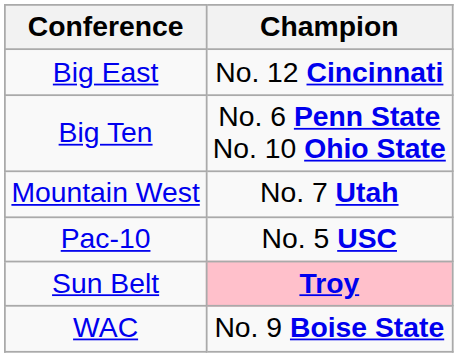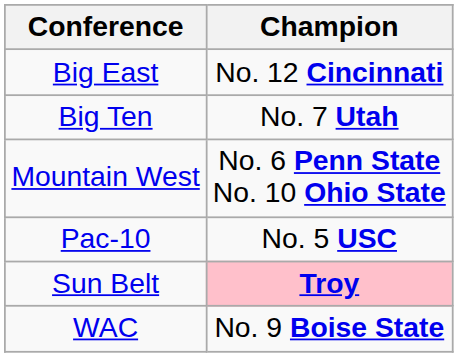(329, 132) No. 6 Penn State No. 10 Ohio State -> (329, 116) No. 7 Utah
(329, 193) No. 7 Utah -> (329, 177) No. 6 Penn State No. 10 Ohio State
